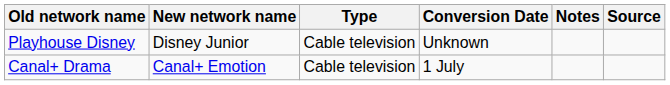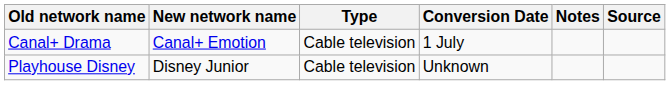rows swapped: (72, 42) <-> (59, 67)
